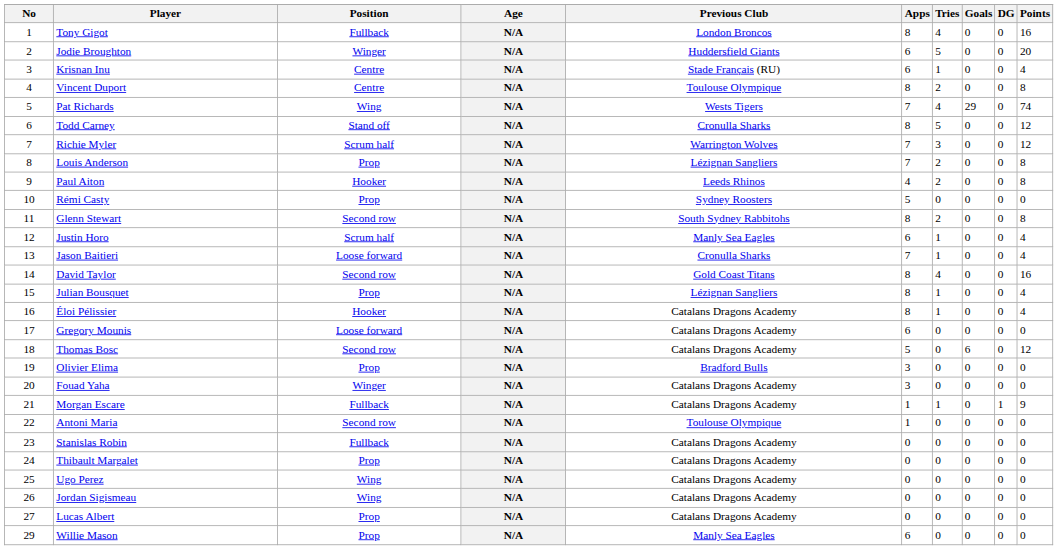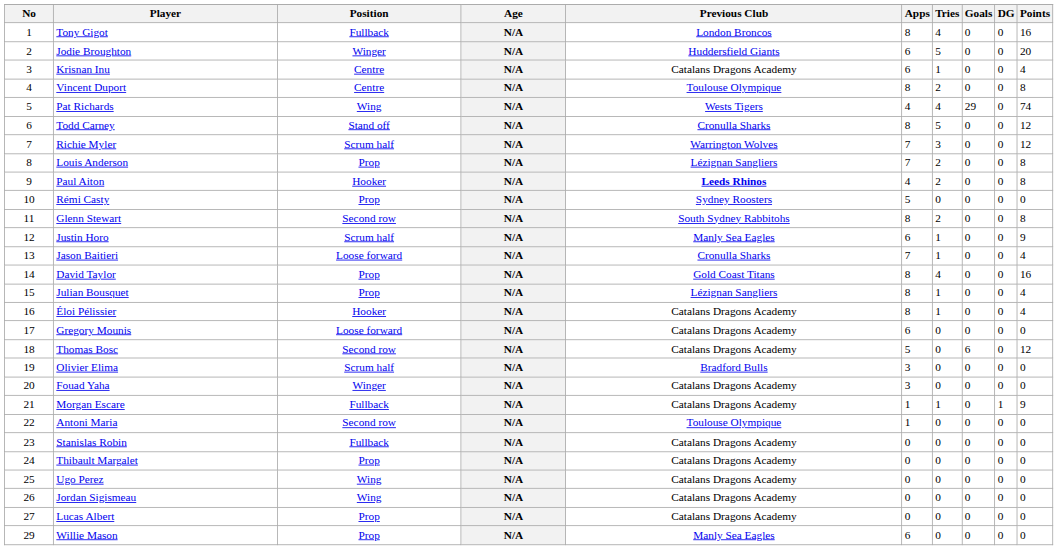(734, 69) Stade Français (RU) -> (734, 69) Catalans Dragons Academy
(908, 106) 7 -> (908, 106) 4
(734, 181) normal -> (734, 181) bold
(1023, 236) 4 -> (1023, 236) 9
(369, 274) Second row -> (369, 274) Prop
(369, 367) Prop -> (369, 367) Scrum half
